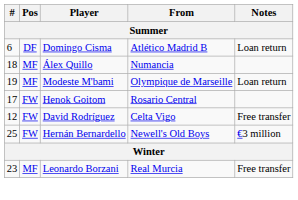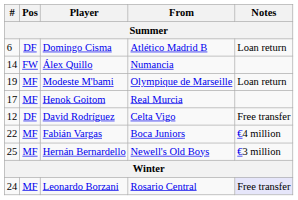(12, 65) 18 -> (12, 65) 14
(30, 65) MF -> (30, 65) FW
(30, 99) FW -> (30, 99) MF
(164, 99) Rosario Central -> (157, 99) Real Murcia
(30, 117) FW -> (30, 117) DF
+ row: (72, 134)
(30, 134) FW -> (30, 151) MF
(12, 168) 23 -> (12, 186) 24
(157, 168) Real Murcia -> (164, 186) Rosario Central
(264, 168) no background -> (264, 186) lavender background
